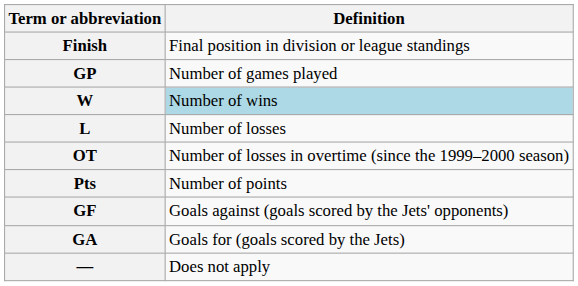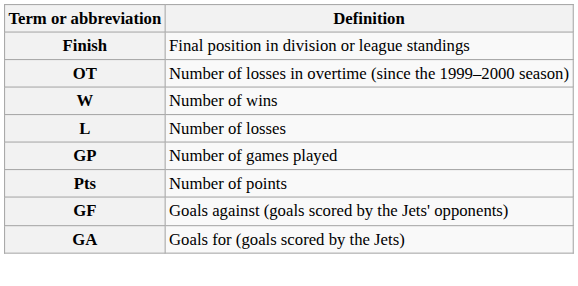rows swapped: (85, 73) <-> (85, 156)
(223, 101) lightblue background -> (223, 101) no background
- row: (85, 266)
